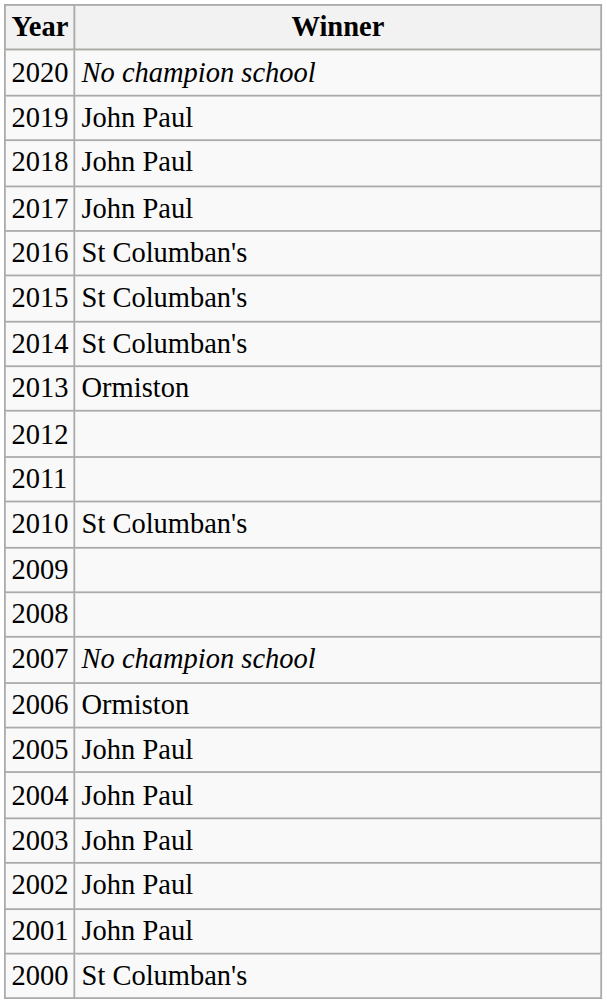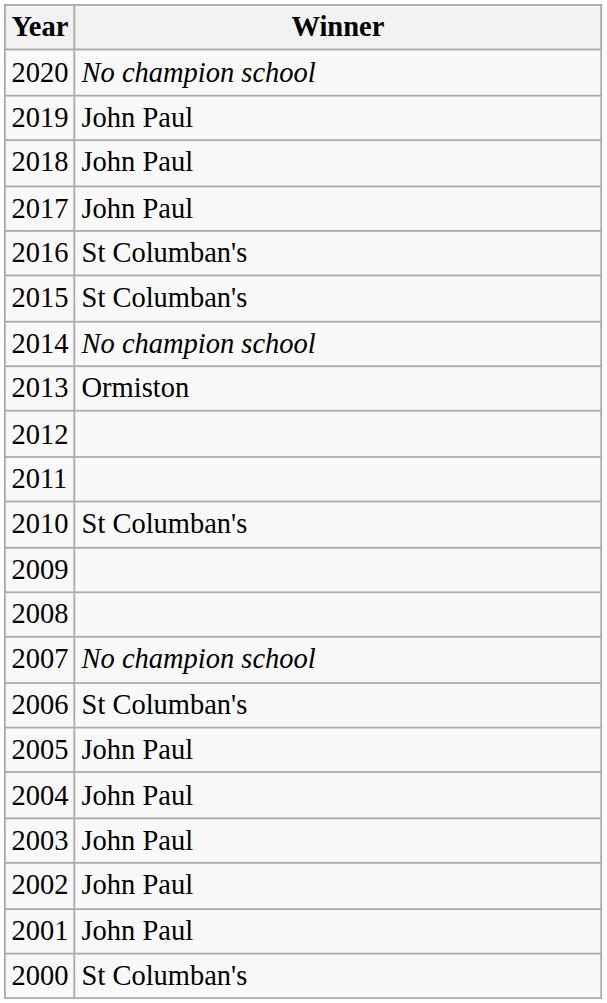(164, 343) St Columban's -> (199, 343) No champion school
(135, 704) Ormiston -> (164, 704) St Columban's
